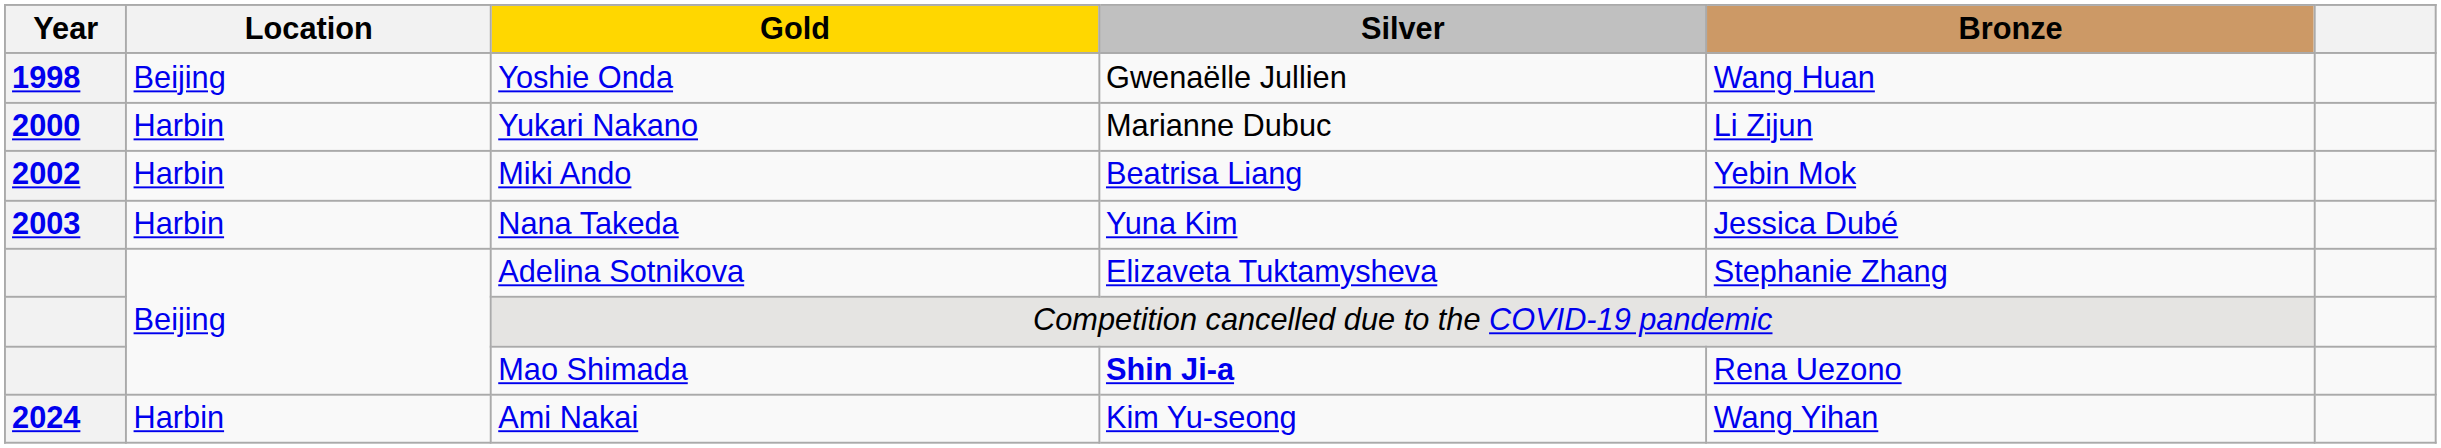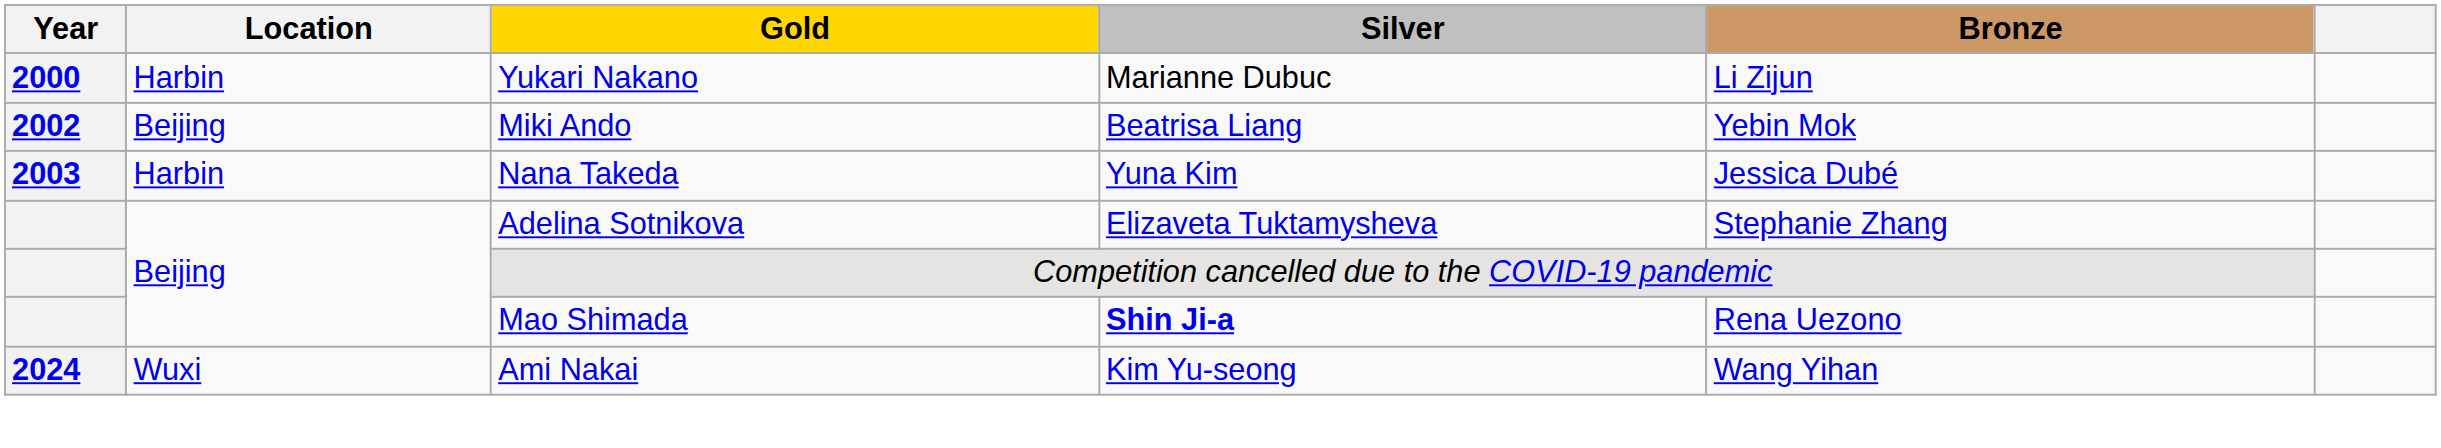- row: (586, 77)
(179, 175) Harbin -> (180, 126) Beijing
(179, 418) Harbin -> (167, 369) Wuxi
